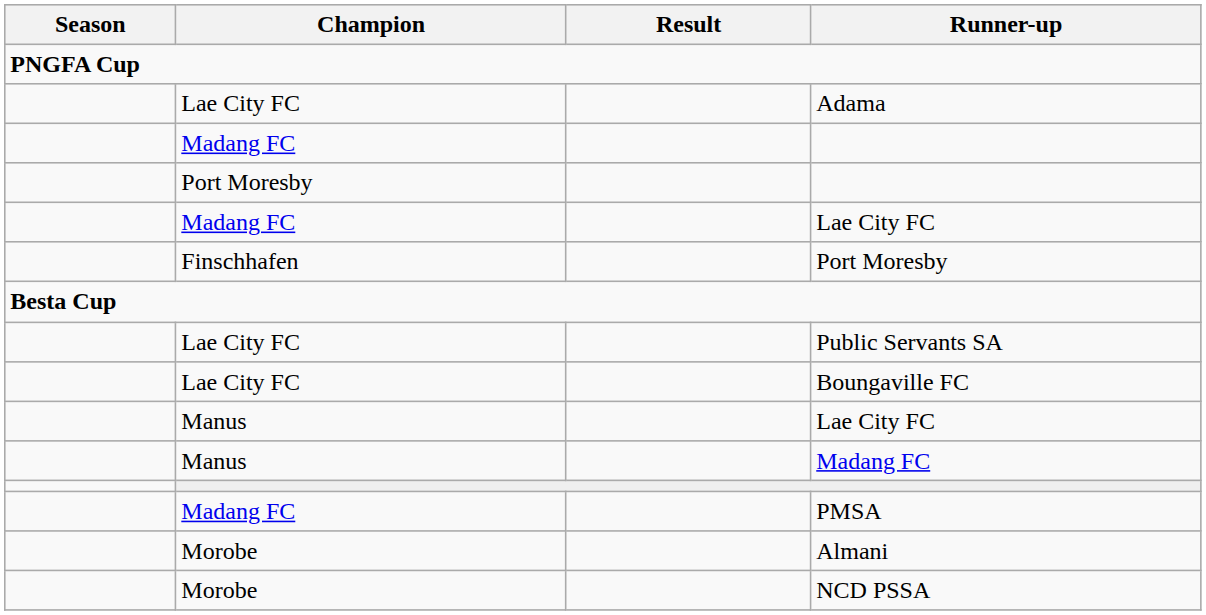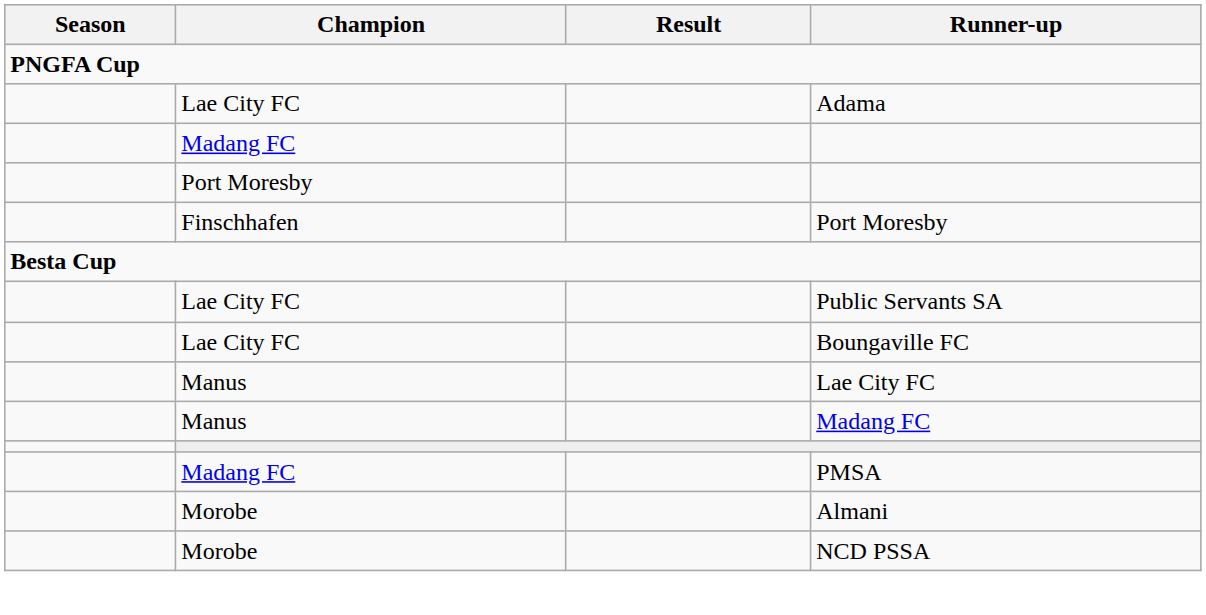- row: (238, 222)
